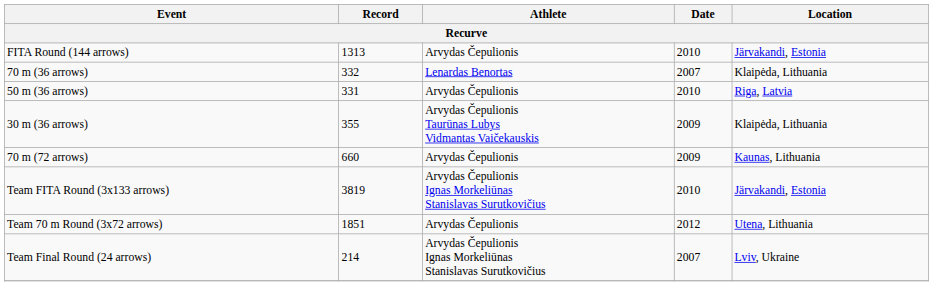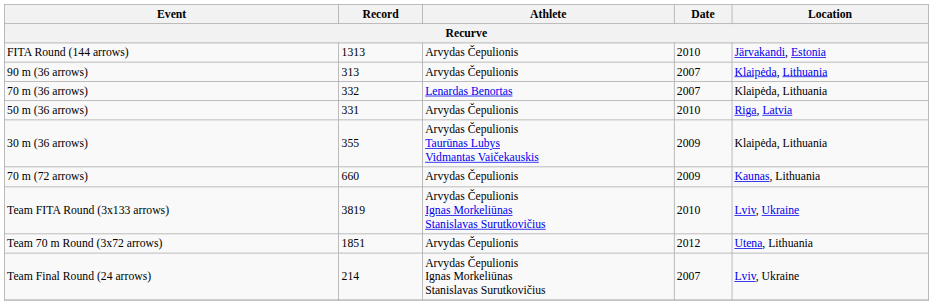+ row: (48, 72)
(780, 191) Järvakandi, Estonia -> (767, 210) Lviv, Ukraine
